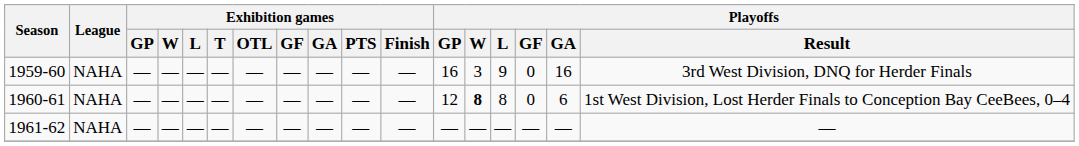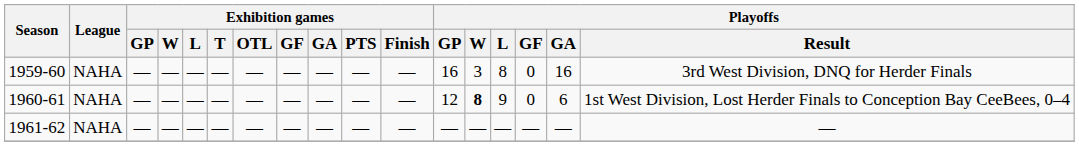(503, 71) 9 -> (503, 71) 8
(503, 99) 8 -> (503, 99) 9
